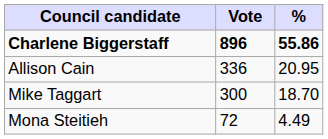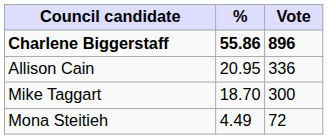columns swapped: (245, 17) <-> (299, 17)
